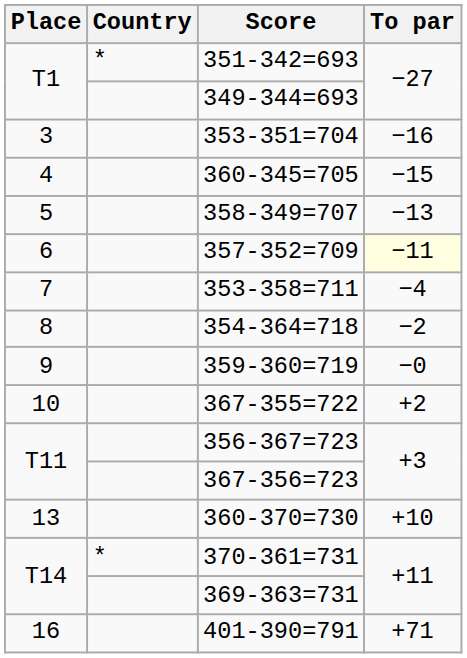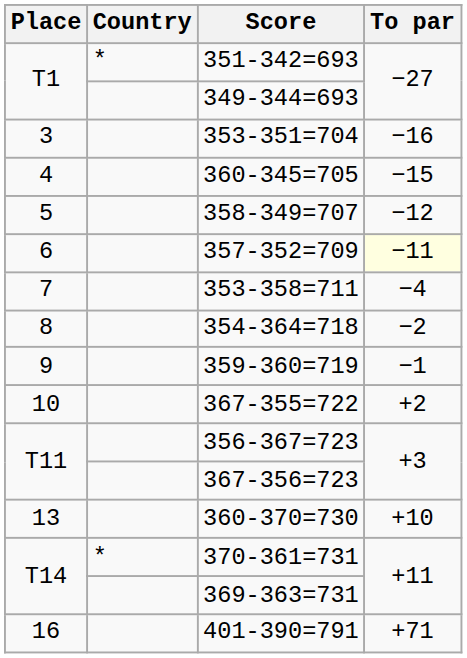(413, 215) −13 -> (413, 215) −12
(413, 367) −0 -> (413, 367) −1
